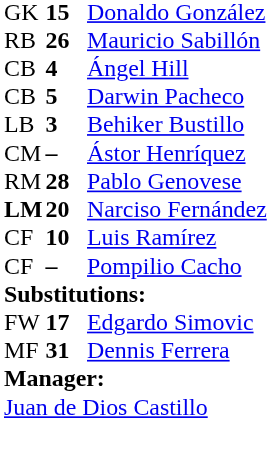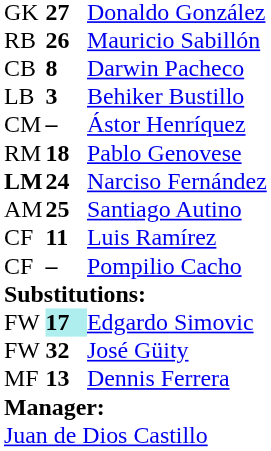(57, 11) 15 -> (57, 11) 27
- row: (138, 68)
(51, 96) 5 -> (51, 68) 8
(57, 181) 28 -> (57, 152) 18
(57, 209) 20 -> (57, 181) 24
+ row: (164, 209)
(57, 237) 10 -> (57, 237) 11
(57, 322) no background -> (57, 322) paleturquoise background
+ row: (138, 350)
(57, 350) 31 -> (57, 378) 13
